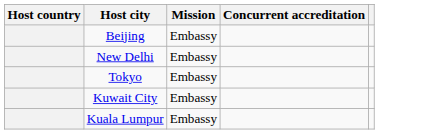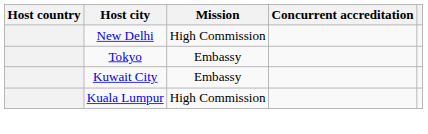- row: (125, 35)
(193, 56) Embassy -> (218, 35) High Commission
(193, 118) Embassy -> (218, 98) High Commission
